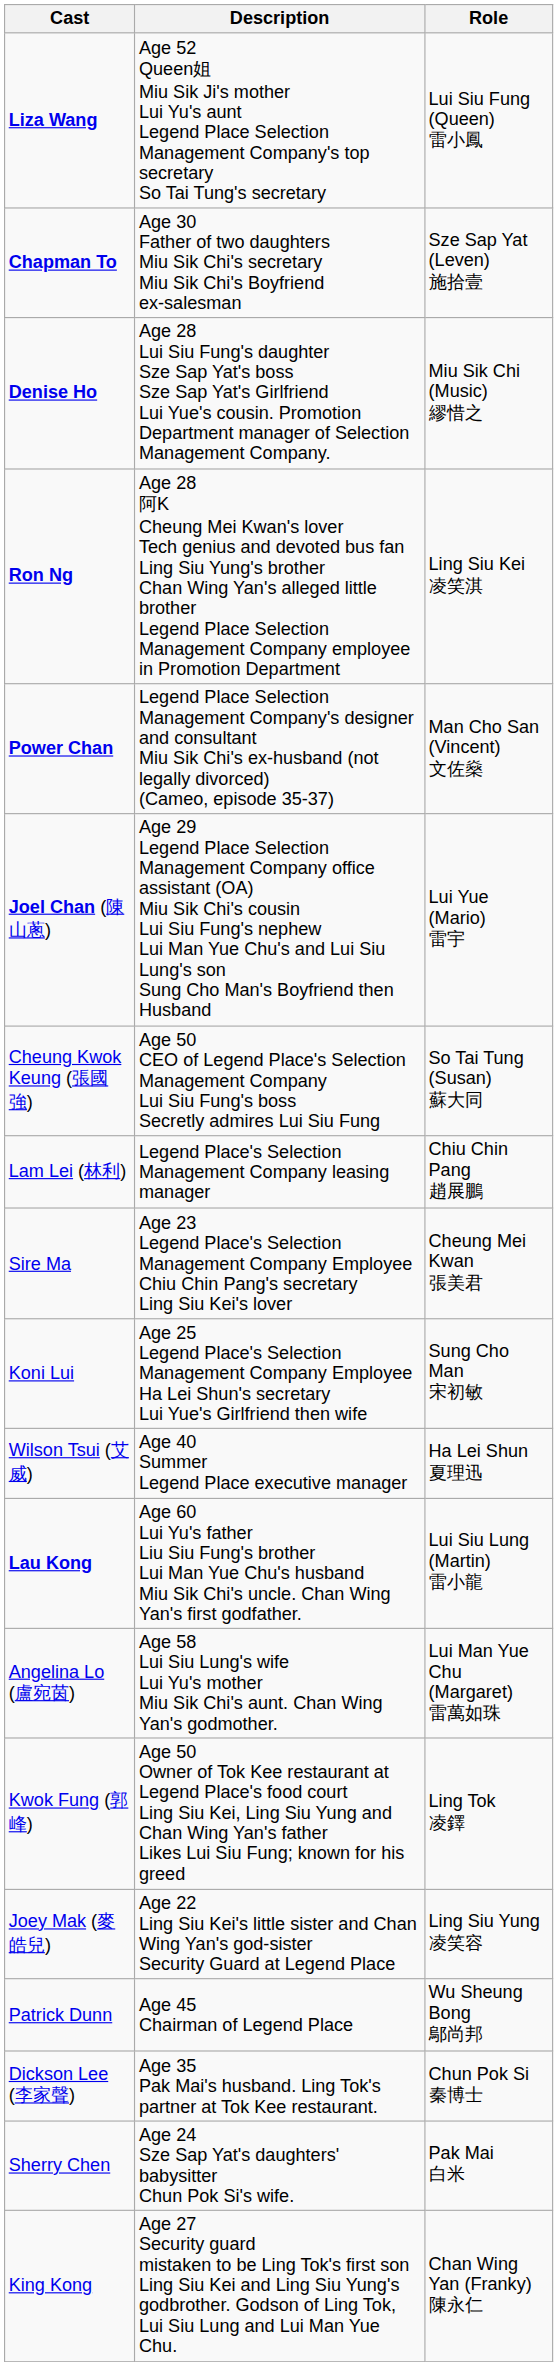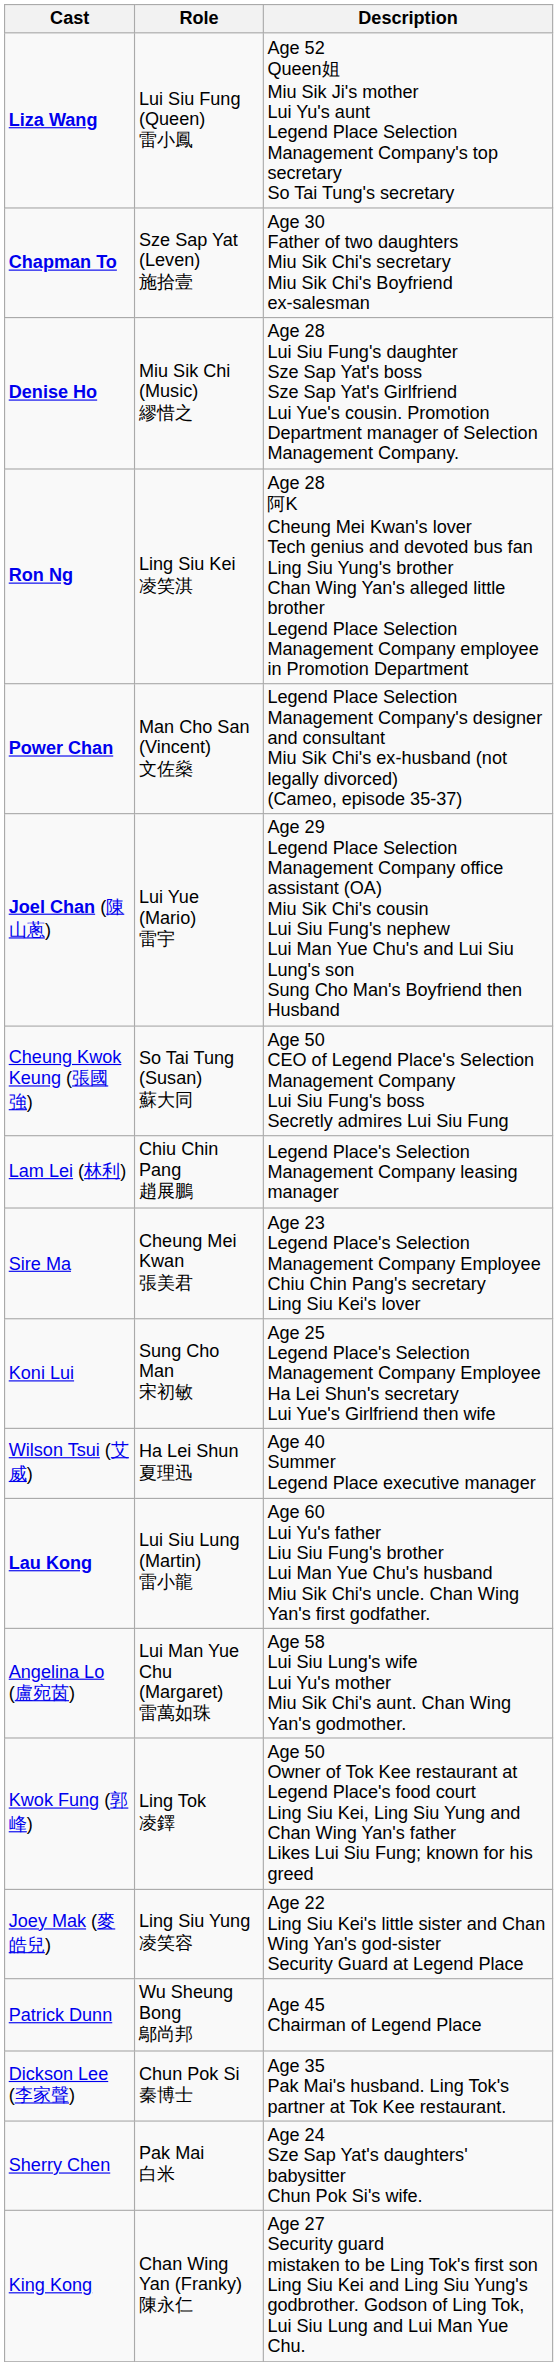columns swapped: (489, 18) <-> (280, 18)
